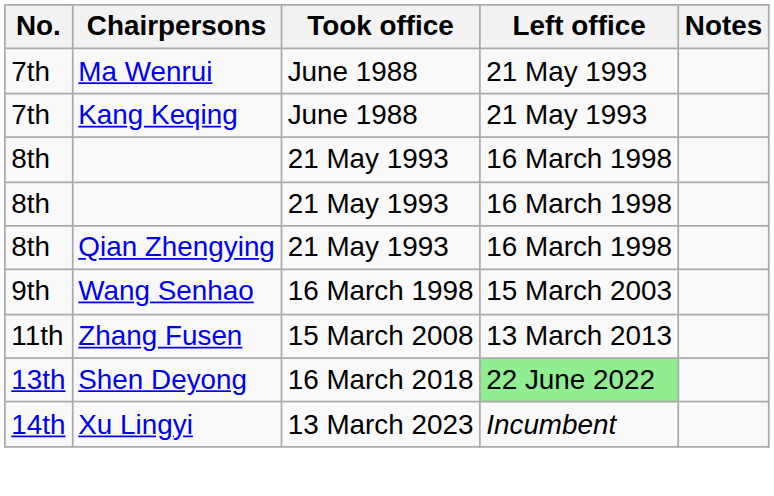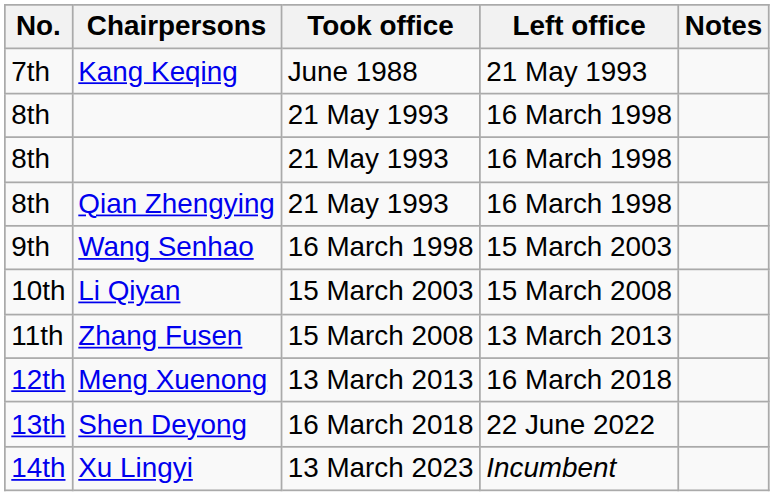- row: (31, 70)
+ row: (38, 291)
+ row: (38, 379)
(571, 379) lightgreen background -> (571, 423) no background
